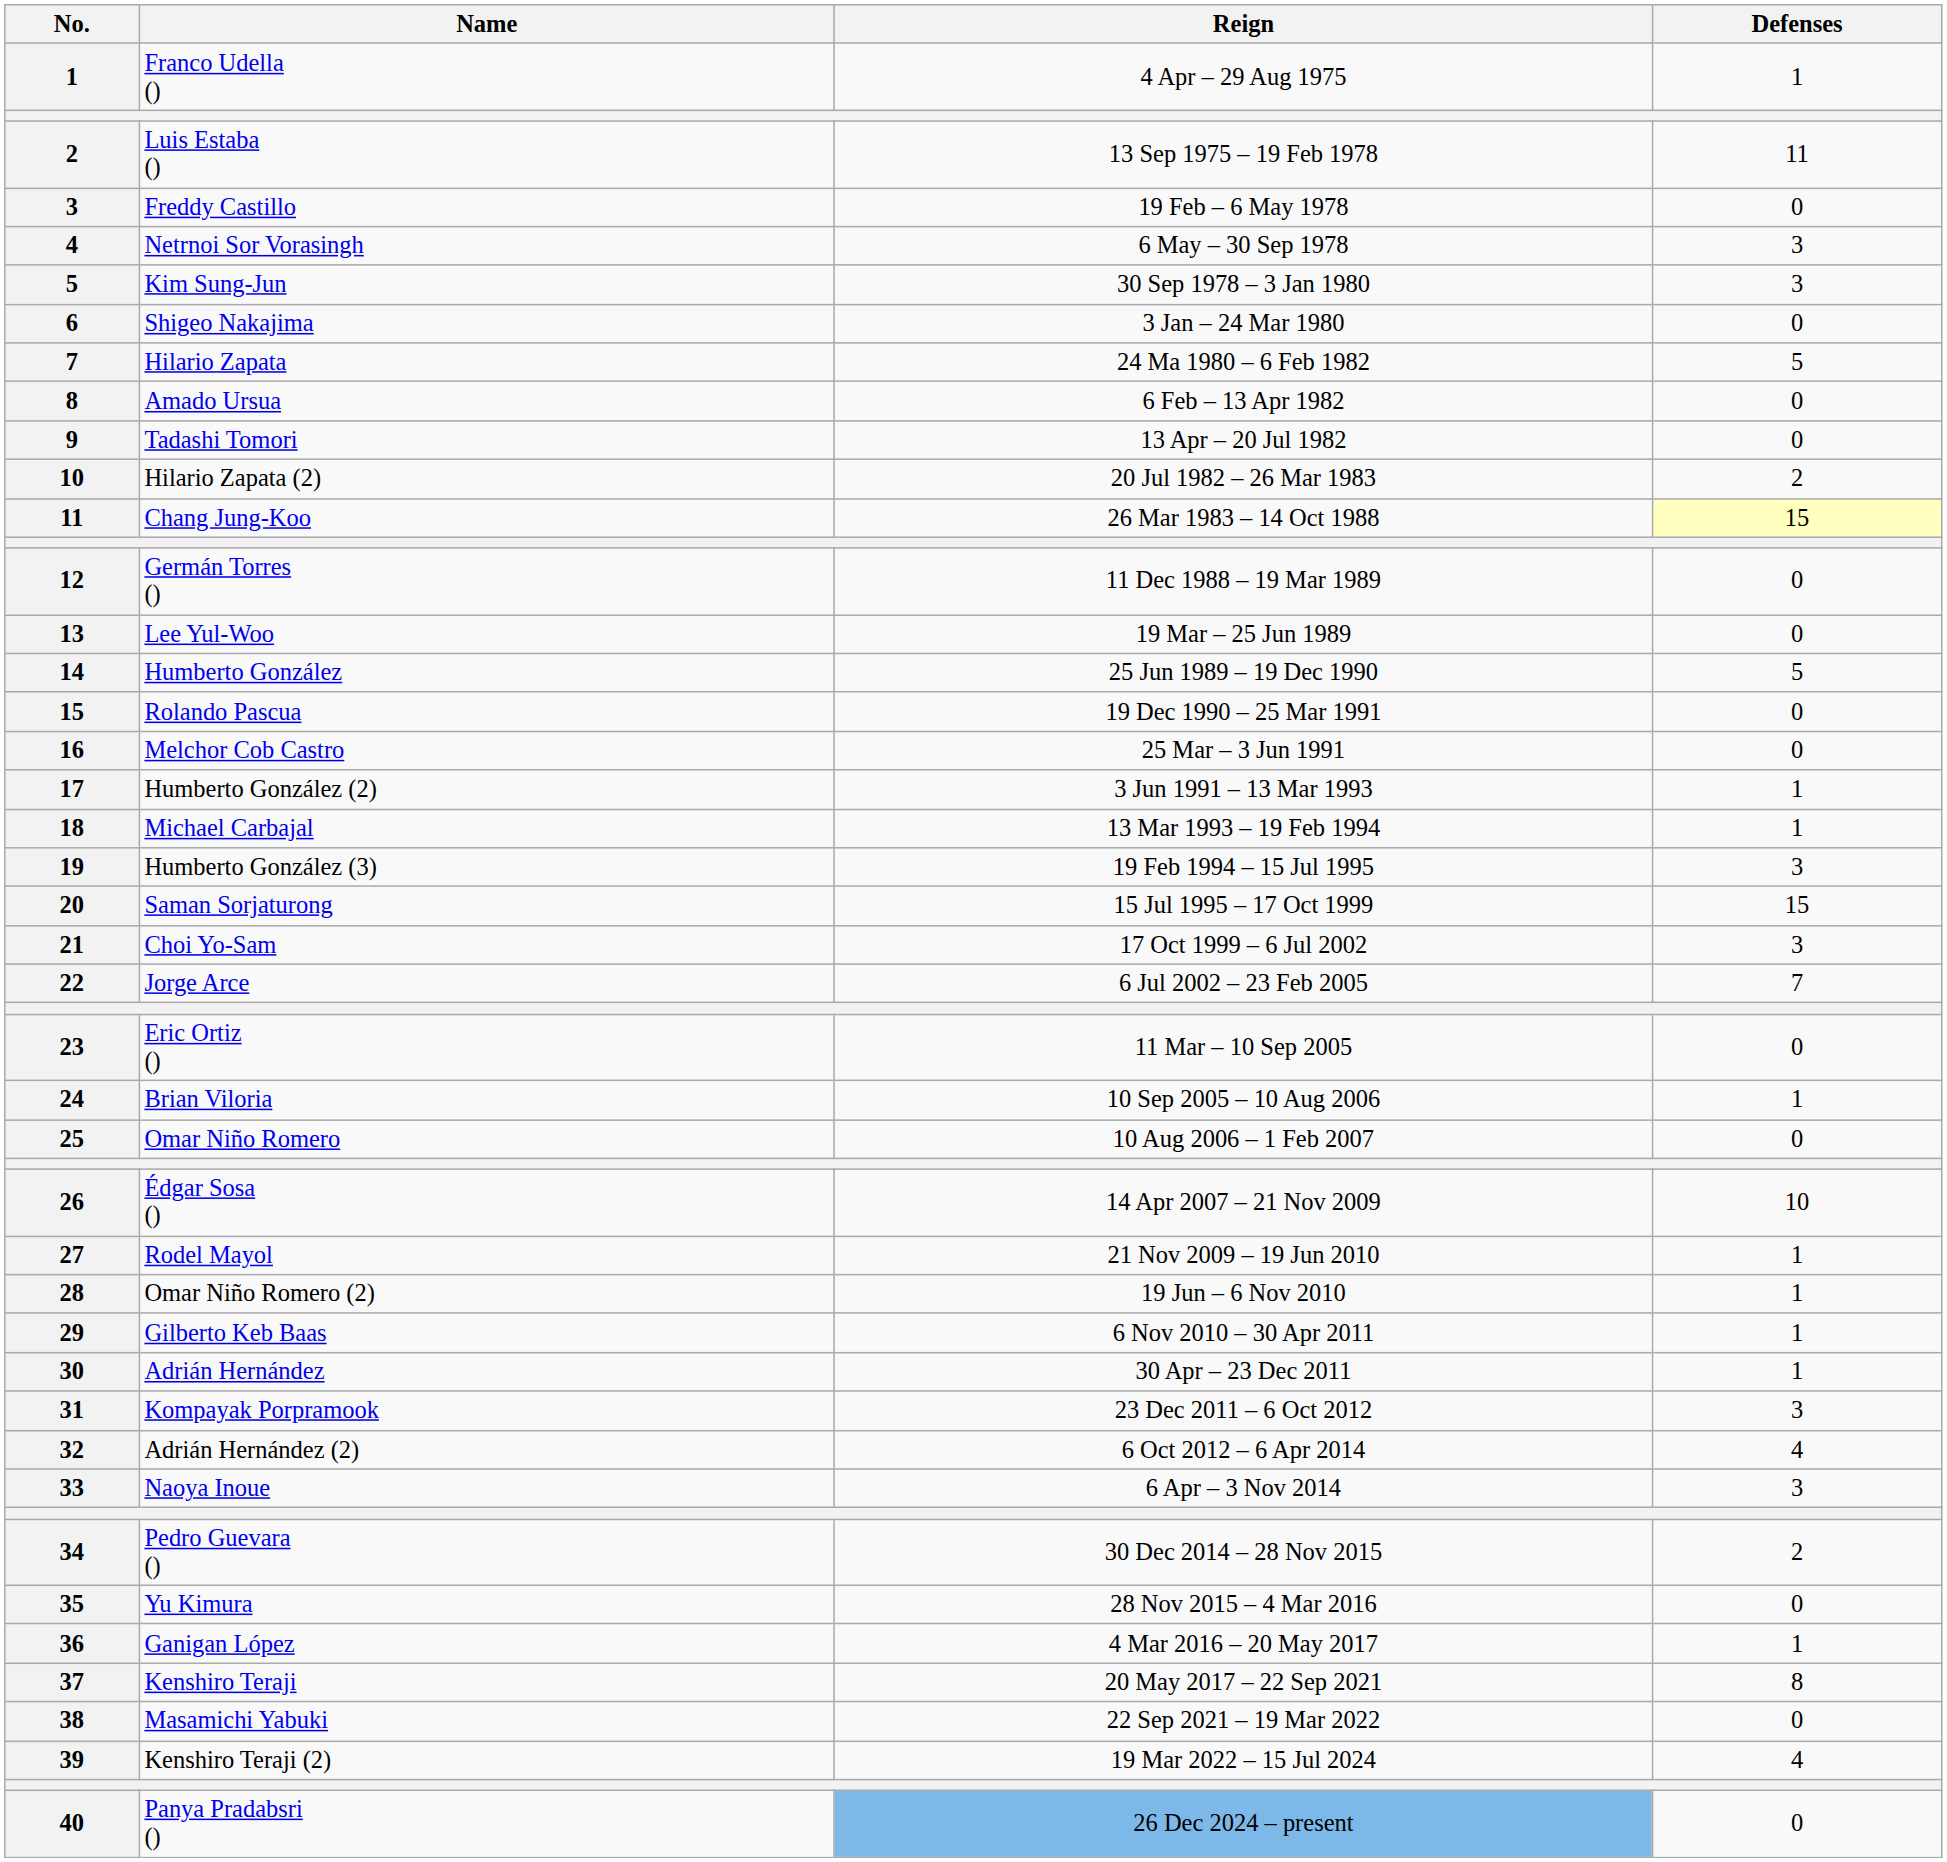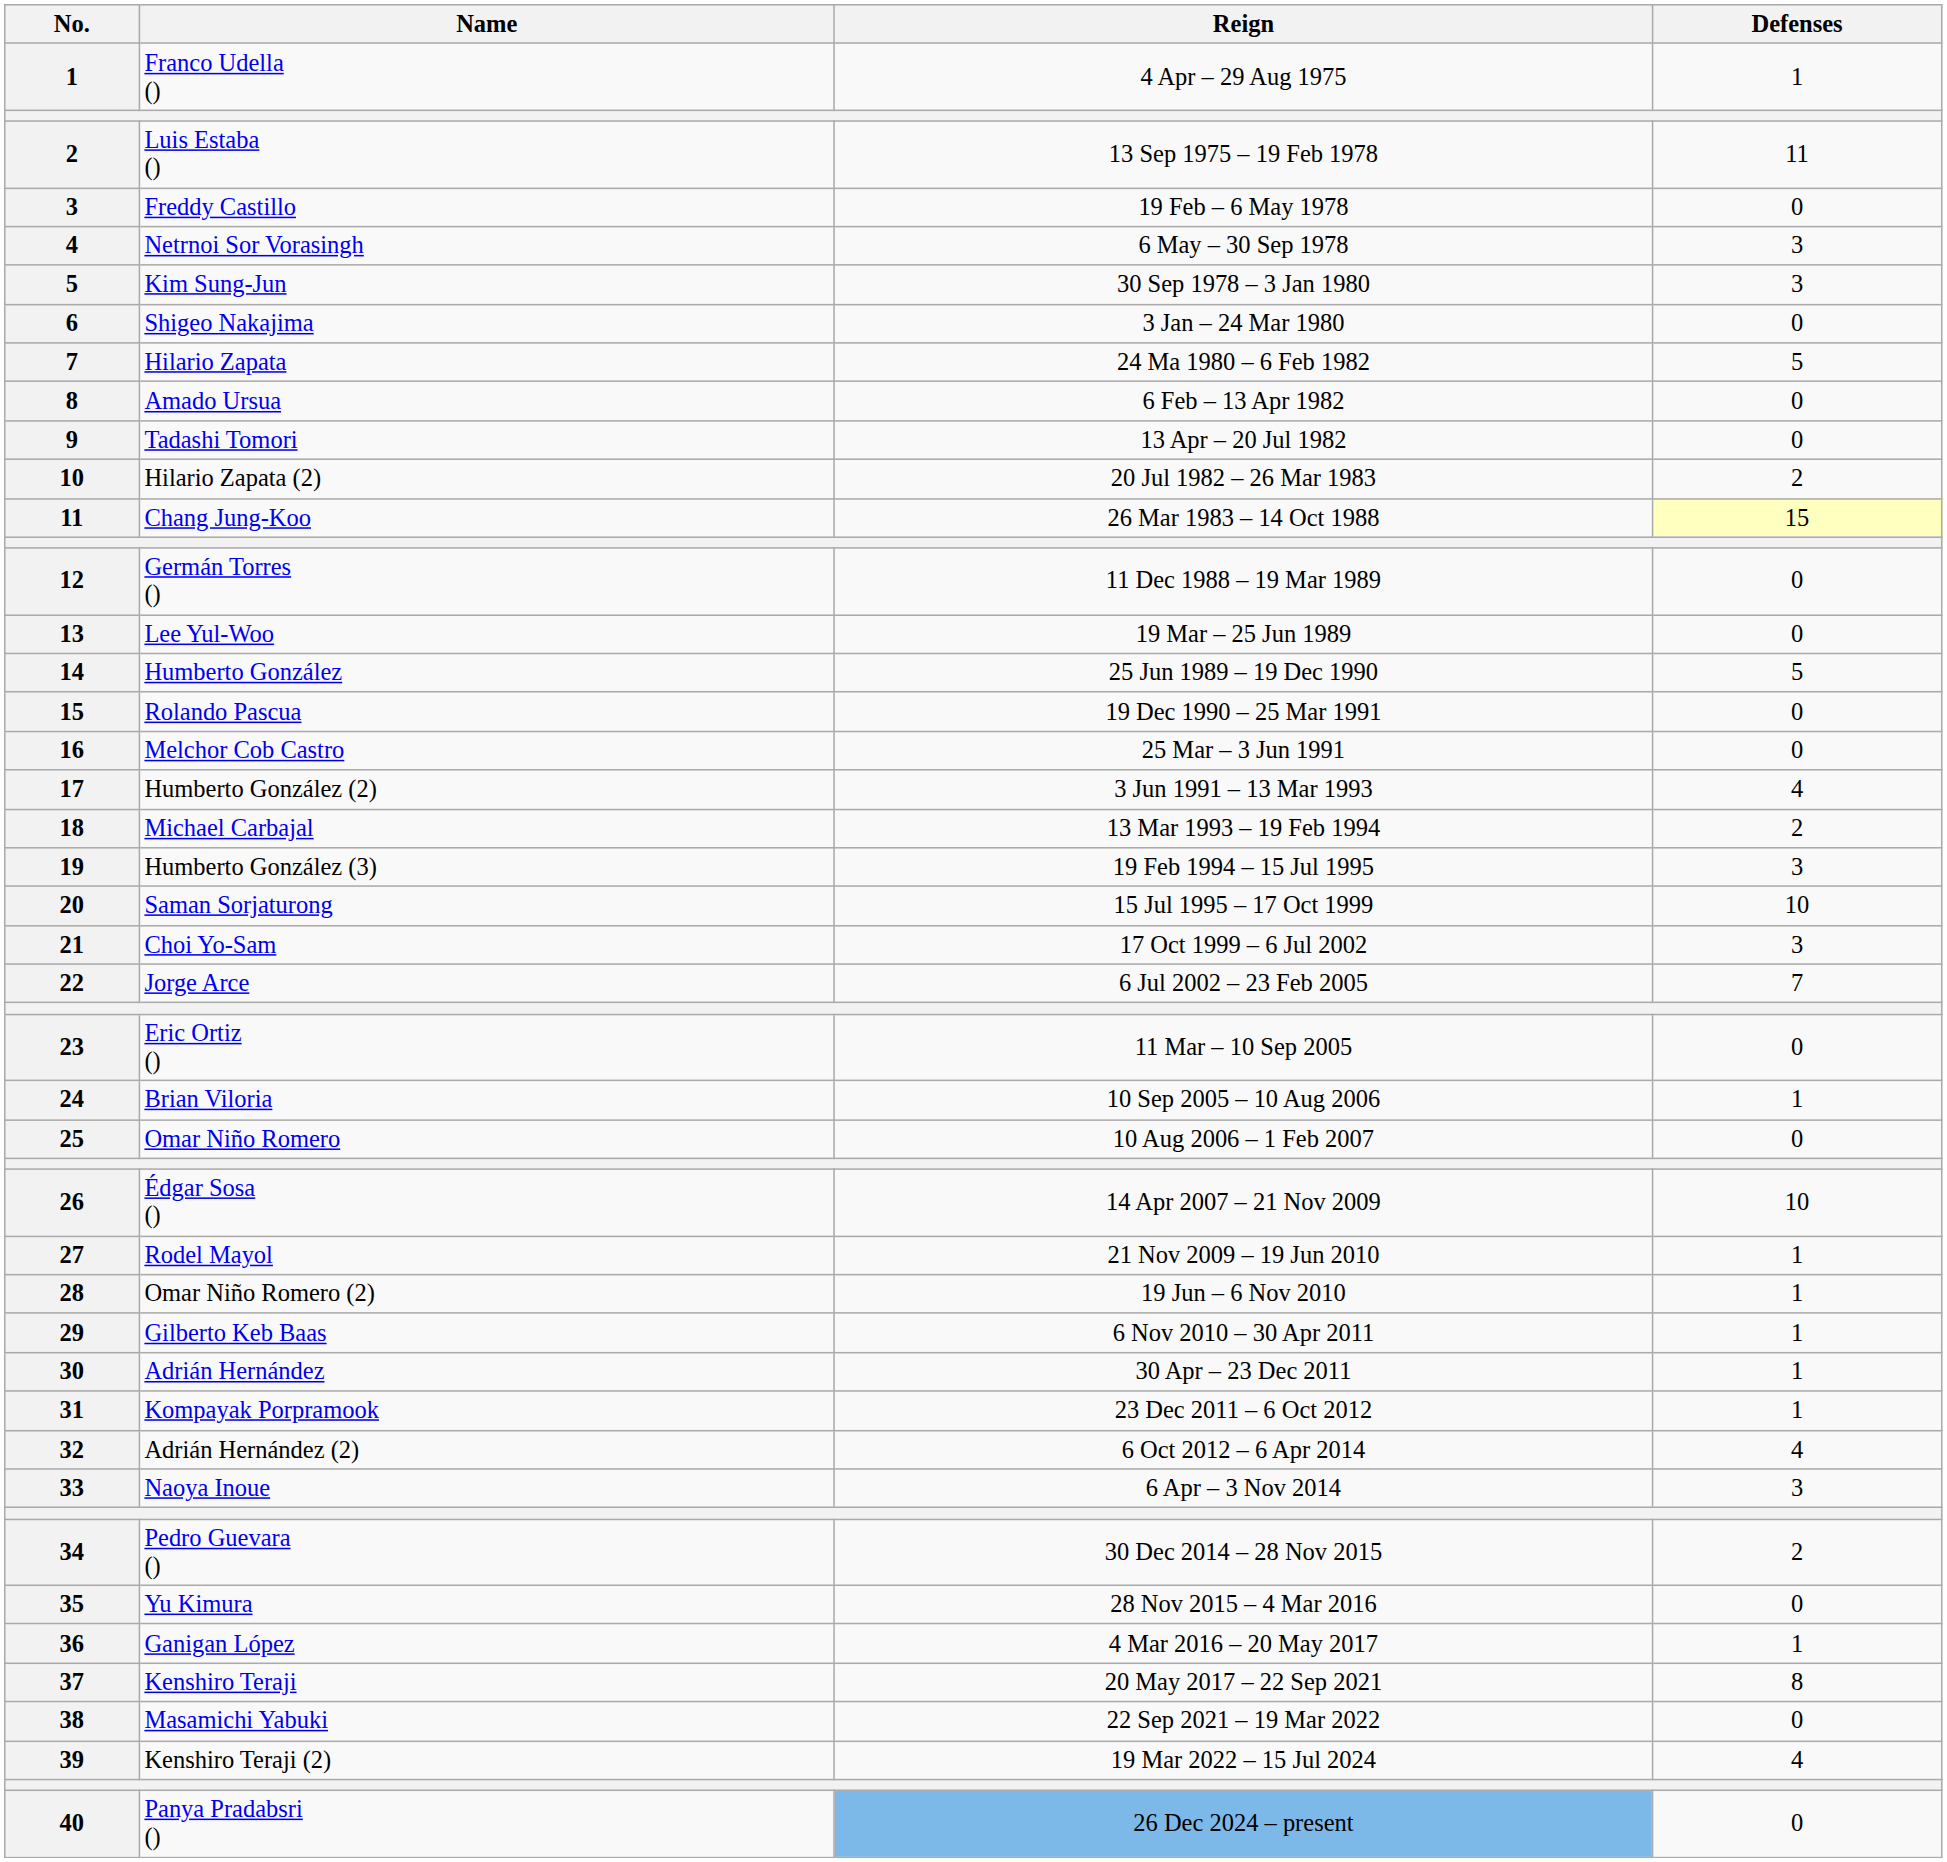(1797, 789) 1 -> (1797, 789) 4
(1797, 827) 1 -> (1797, 827) 2
(1797, 905) 15 -> (1797, 905) 10
(1797, 1410) 3 -> (1797, 1410) 1
